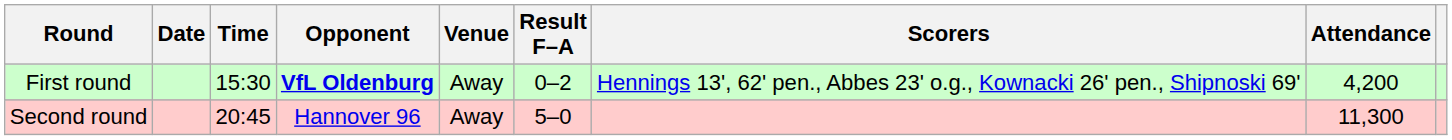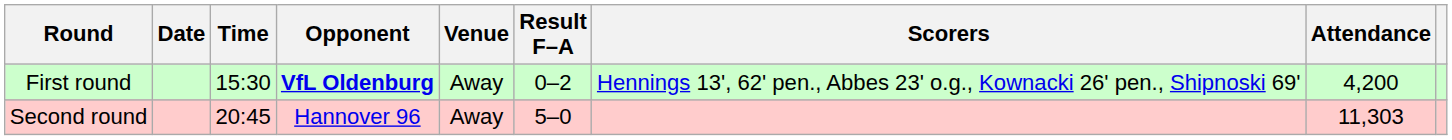(1371, 116) 11,300 -> (1371, 116) 11,303
